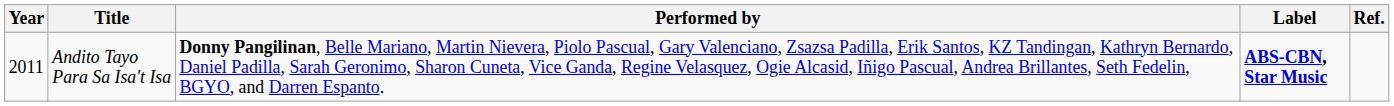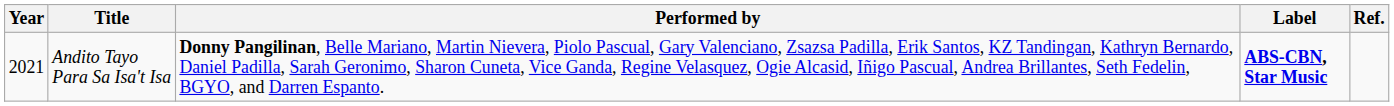(26, 66) 2011 -> (26, 66) 2021
